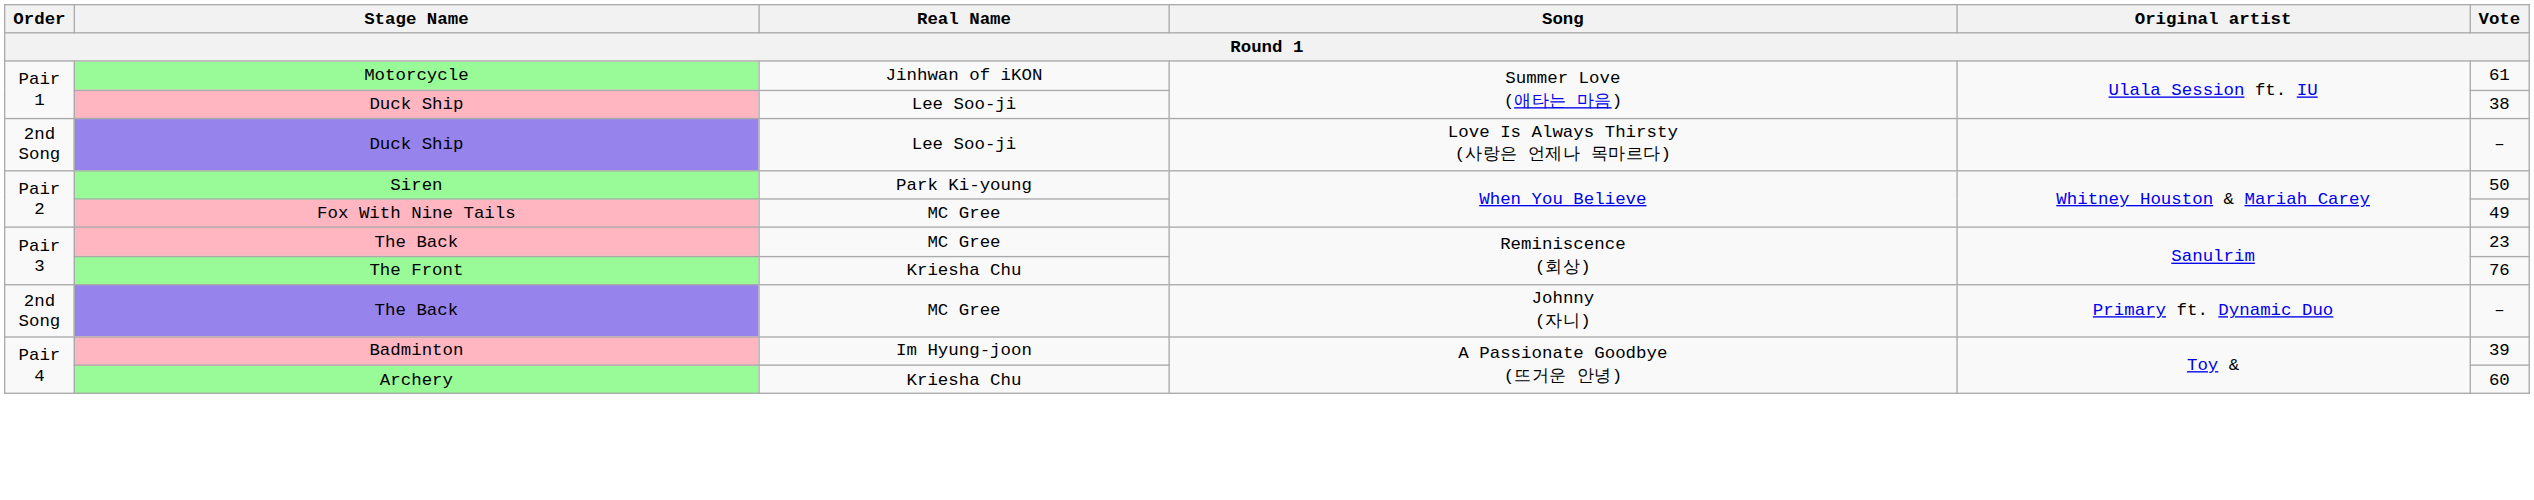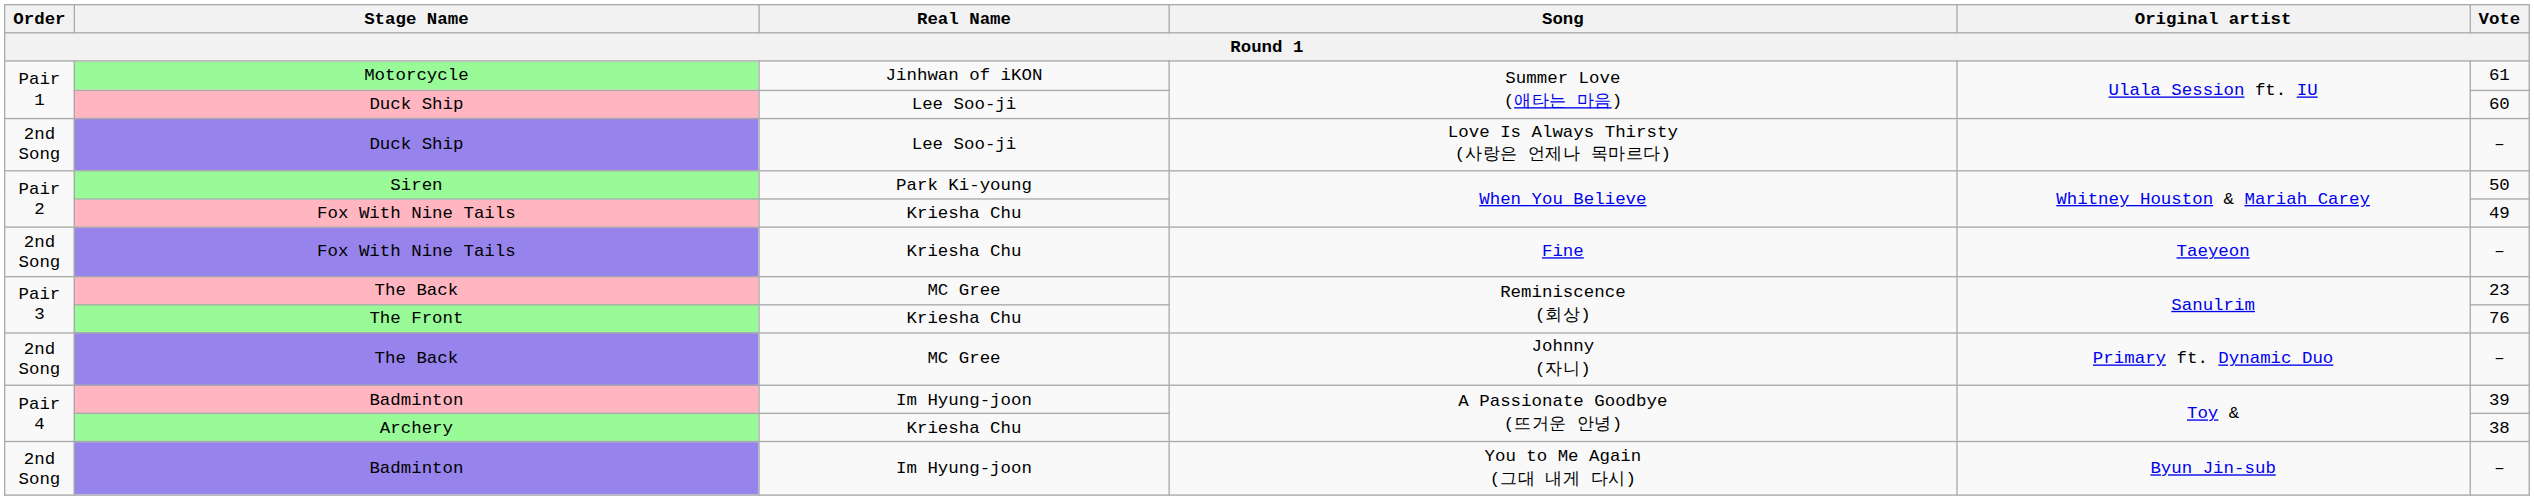(2499, 104) 38 -> (2499, 104) 60
(964, 213) MC Gree -> (964, 213) Kriesha Chu
+ row: (416, 252)
(2499, 379) 60 -> (2499, 428) 38
+ row: (416, 468)
